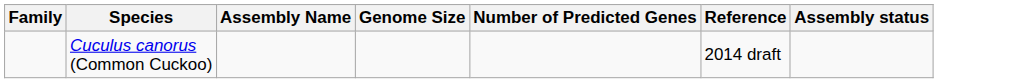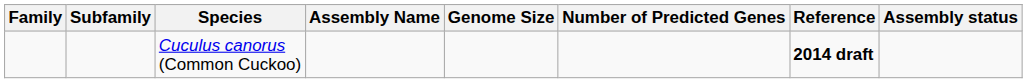+ column: (111, 17)
(743, 54) normal -> (833, 54) bold
